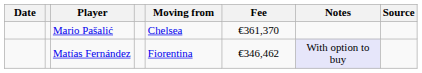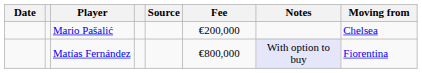columns swapped: (183, 13) <-> (399, 13)
(259, 30) €361,370 -> (219, 30) €200,000
(259, 53) €346,462 -> (219, 53) €800,000
